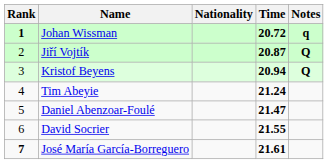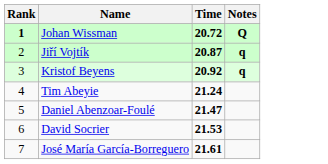- column: (224, 14)
(306, 33) q -> (242, 33) Q
(306, 52) Q -> (242, 52) q
(272, 71) 20.94 -> (208, 71) 20.92
(306, 71) Q -> (242, 71) q
(272, 129) 21.55 -> (208, 129) 21.53
(21, 149) bold -> (21, 149) normal
